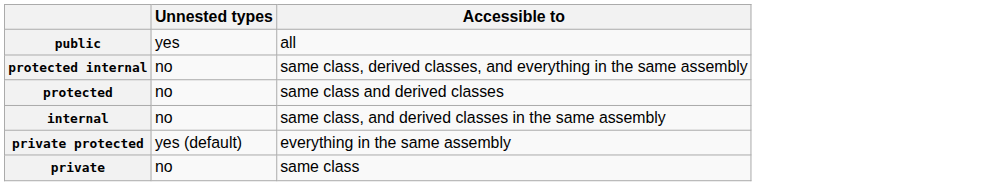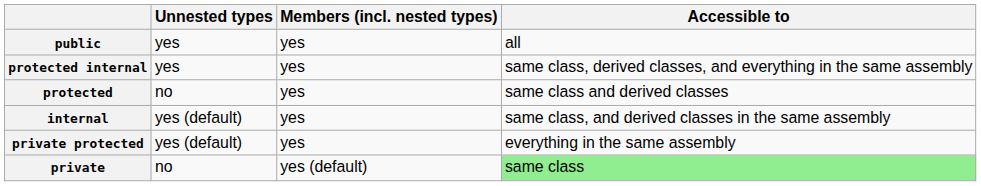+ column: (389, 17)
(164, 67) no -> (167, 67) yes
(164, 117) no -> (199, 117) yes (default)
(320, 167) no background -> (545, 167) lightgreen background
